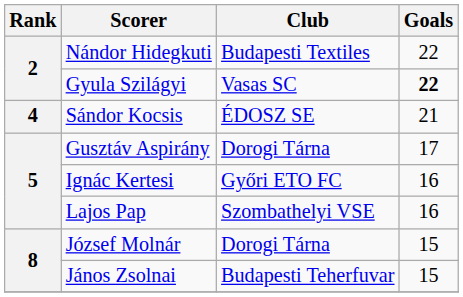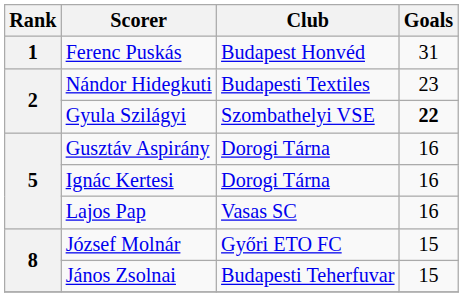+ row: (124, 52)
(428, 52) 22 -> (428, 84) 23
(259, 84) Vasas SC -> (298, 116) Szombathelyi VSE
- row: (124, 116)
(428, 148) 17 -> (428, 148) 16
(281, 180) Győri ETO FC -> (275, 180) Dorogi Tárna
(298, 212) Szombathelyi VSE -> (259, 212) Vasas SC
(275, 244) Dorogi Tárna -> (281, 244) Győri ETO FC
